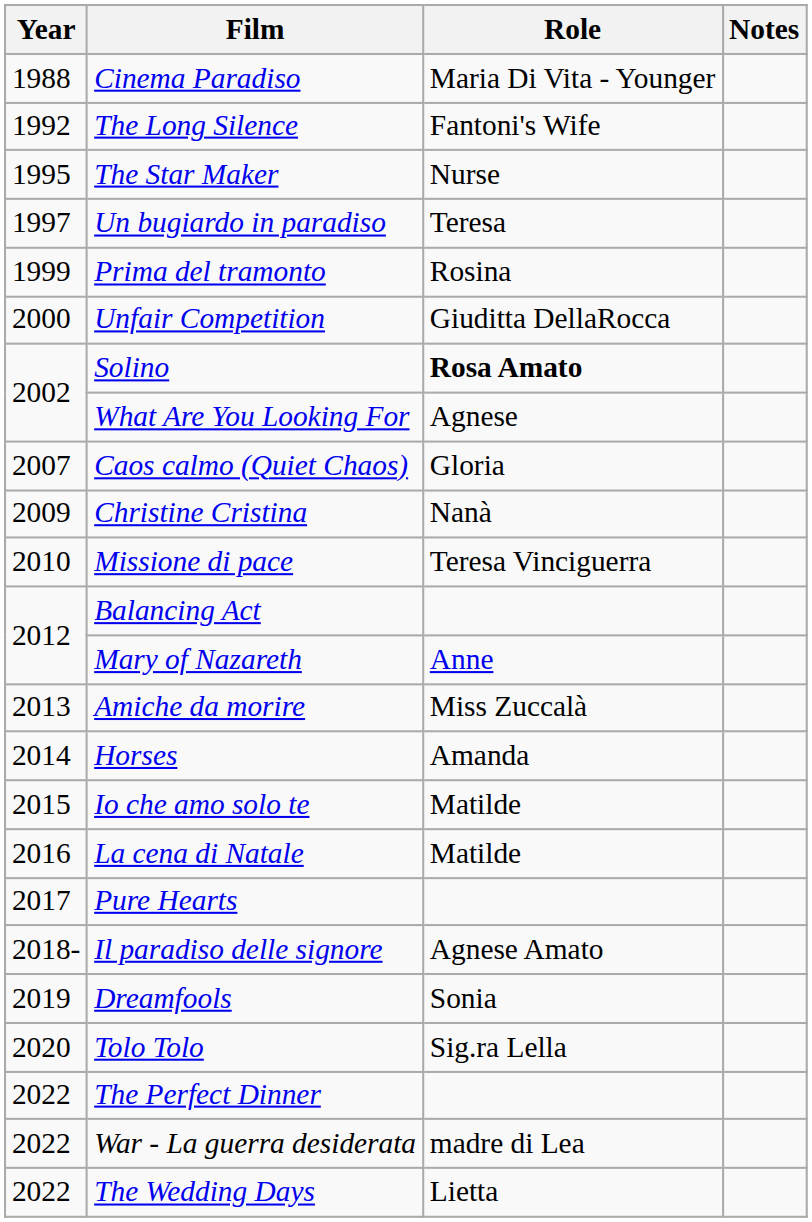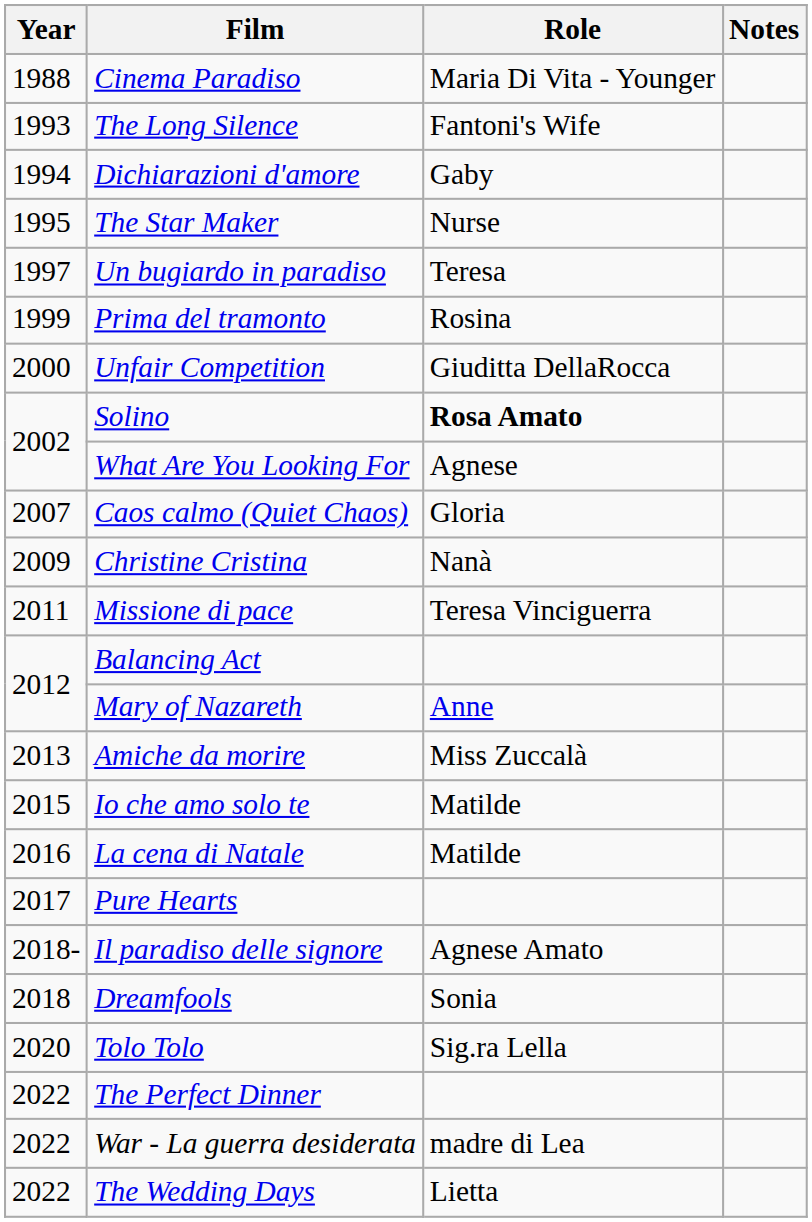(41, 126) 1992 -> (41, 126) 1993
+ row: (227, 174)
(41, 562) 2010 -> (41, 610) 2011
- row: (136, 755)
(41, 998) 2019 -> (41, 998) 2018
